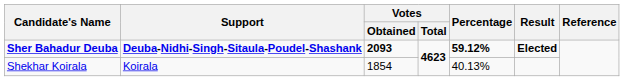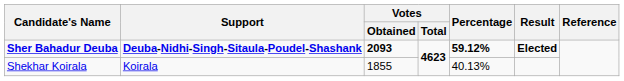(379, 66) 1854 -> (379, 66) 1855
